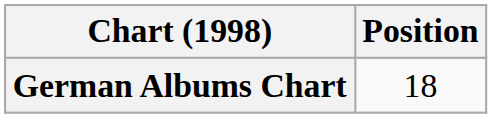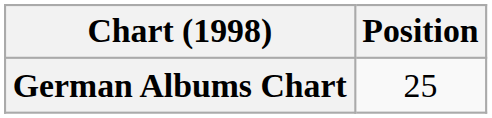(420, 84) 18 -> (420, 84) 25
